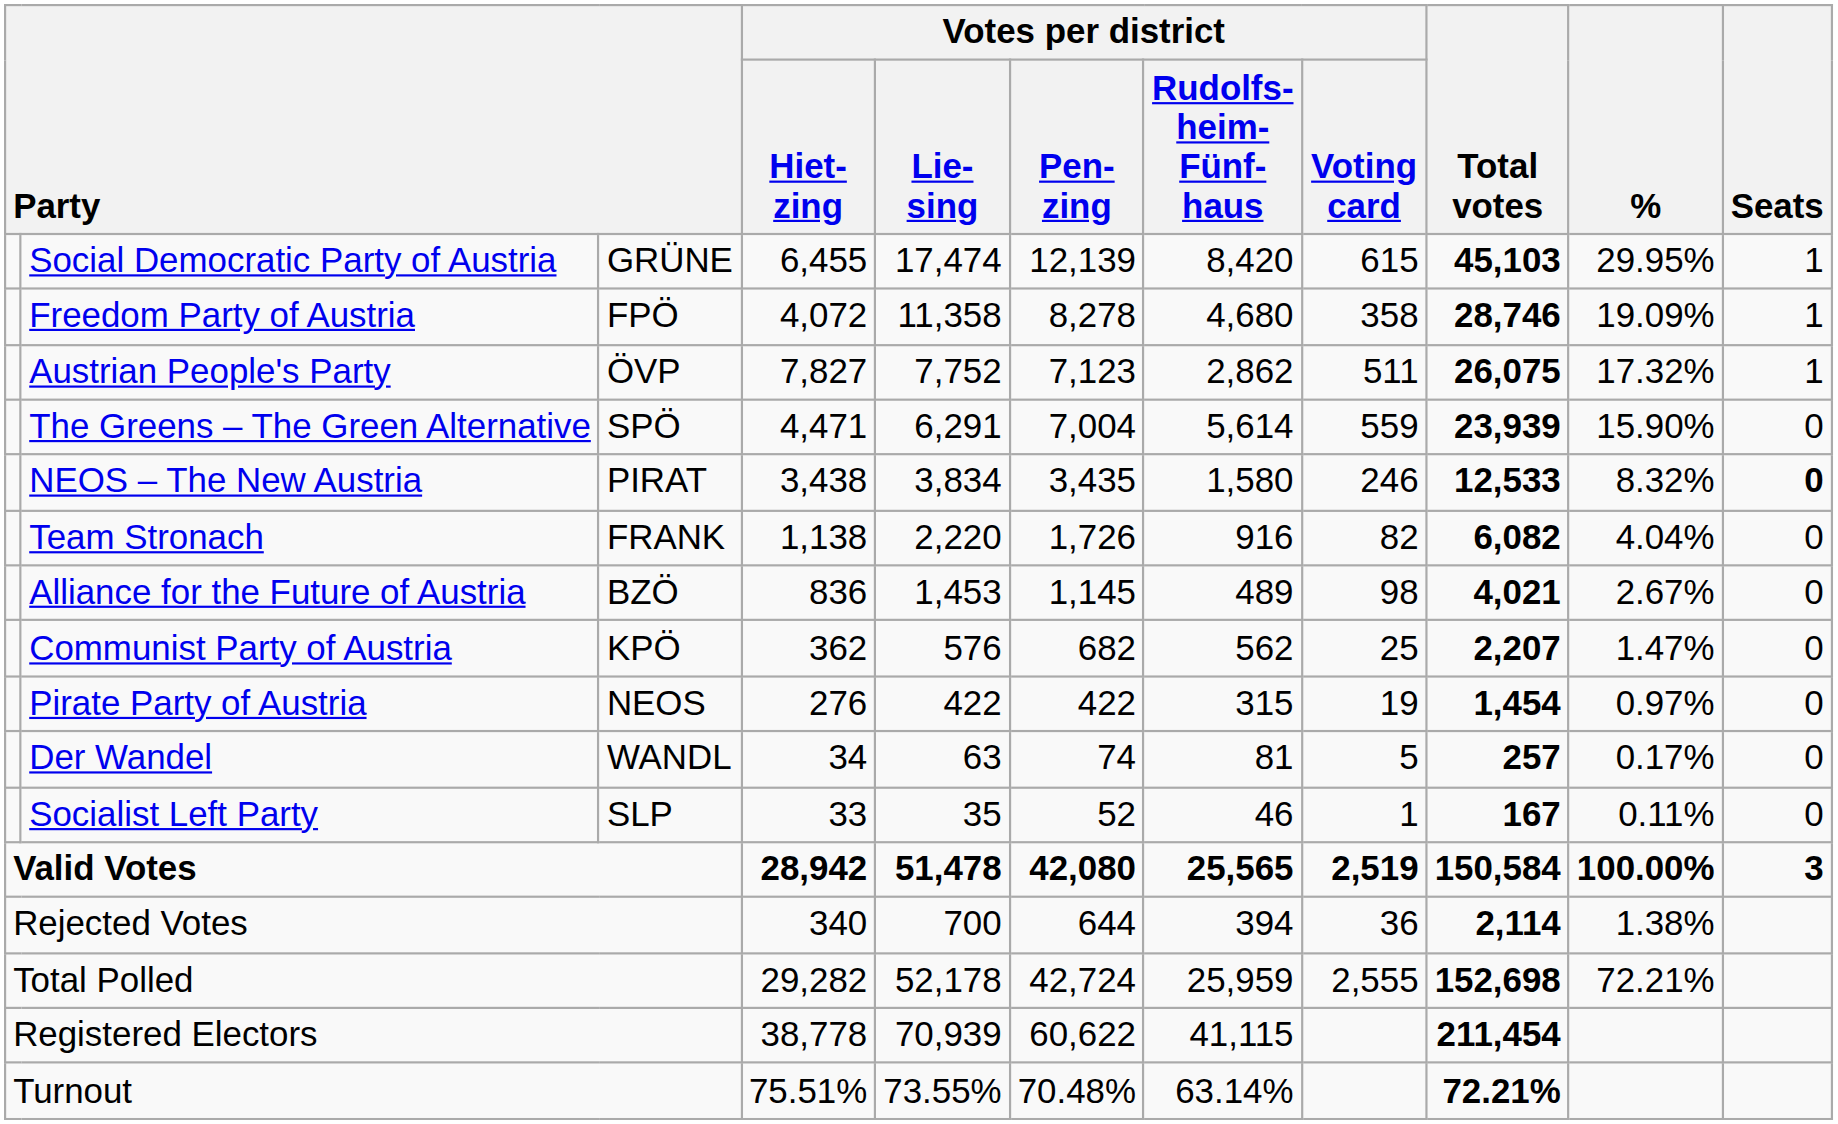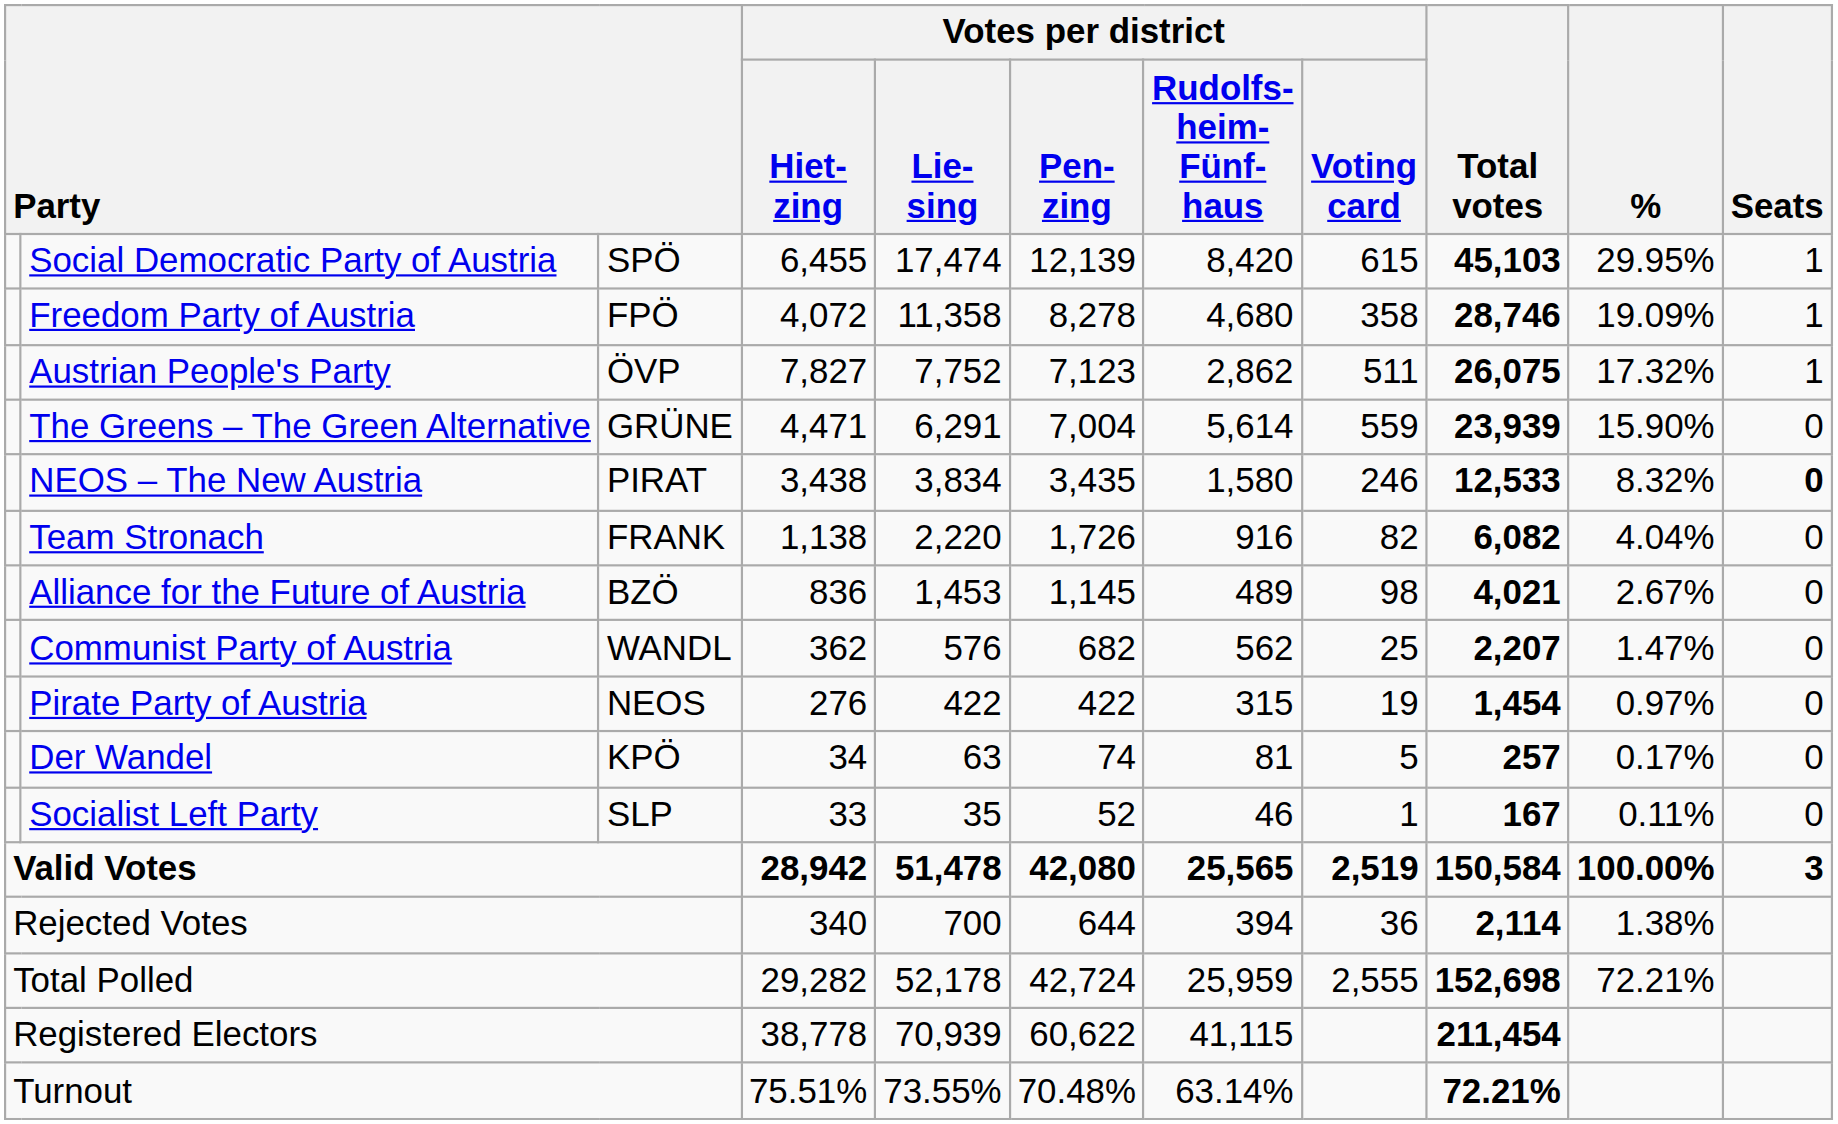(670, 260) GRÜNE -> (644, 260) SPÖ
(644, 426) SPÖ -> (670, 426) GRÜNE
(644, 647) KPÖ -> (669, 647) WANDL
(669, 758) WANDL -> (644, 758) KPÖ
